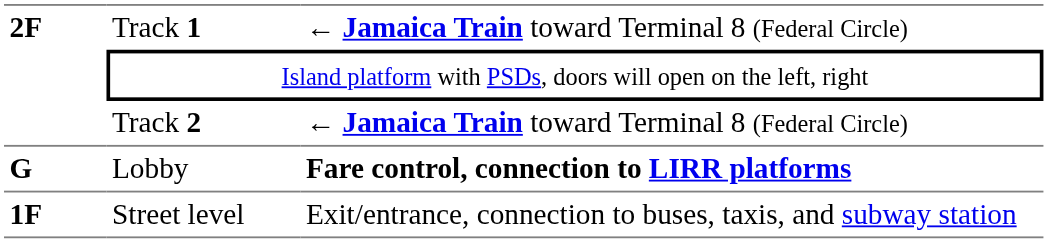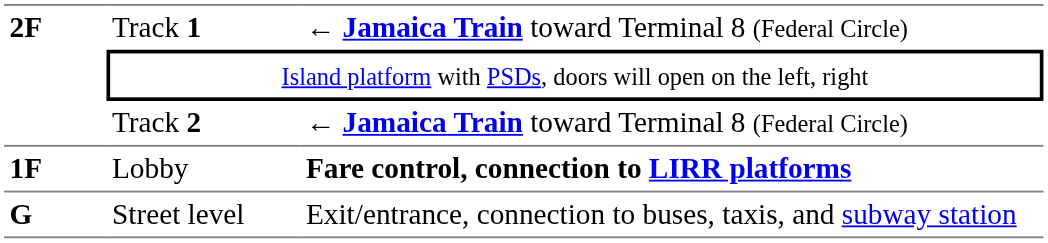(21, 168) G -> (26, 168) 1F
(26, 214) 1F -> (21, 214) G
